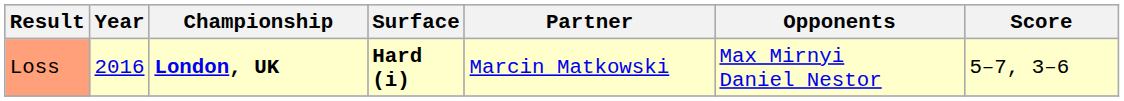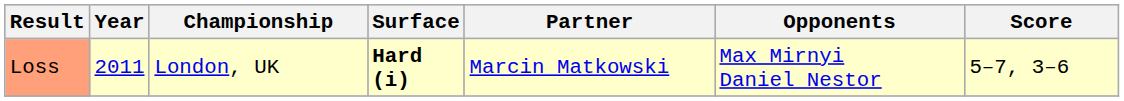(120, 68) 2016 -> (120, 68) 2011
(217, 68) bold -> (217, 68) normal
